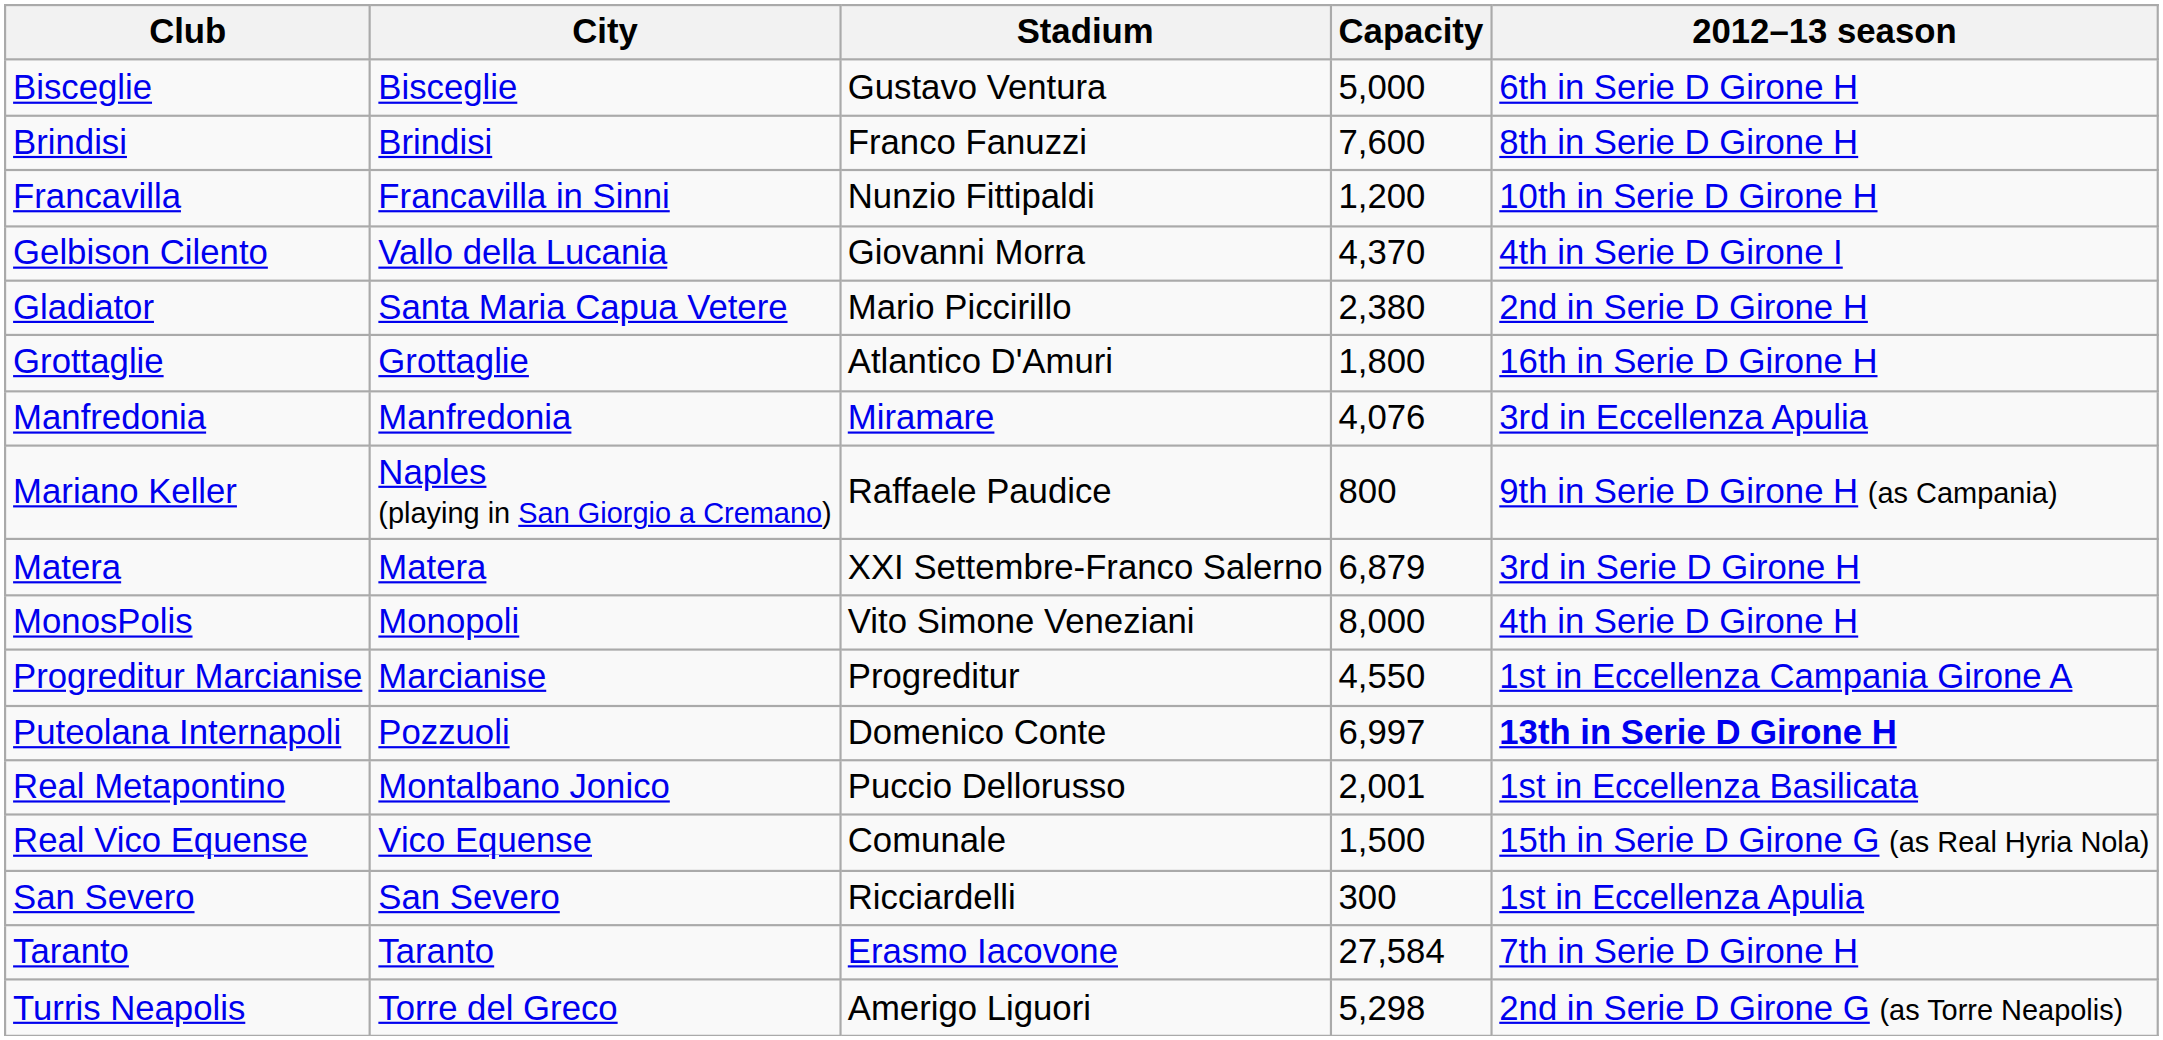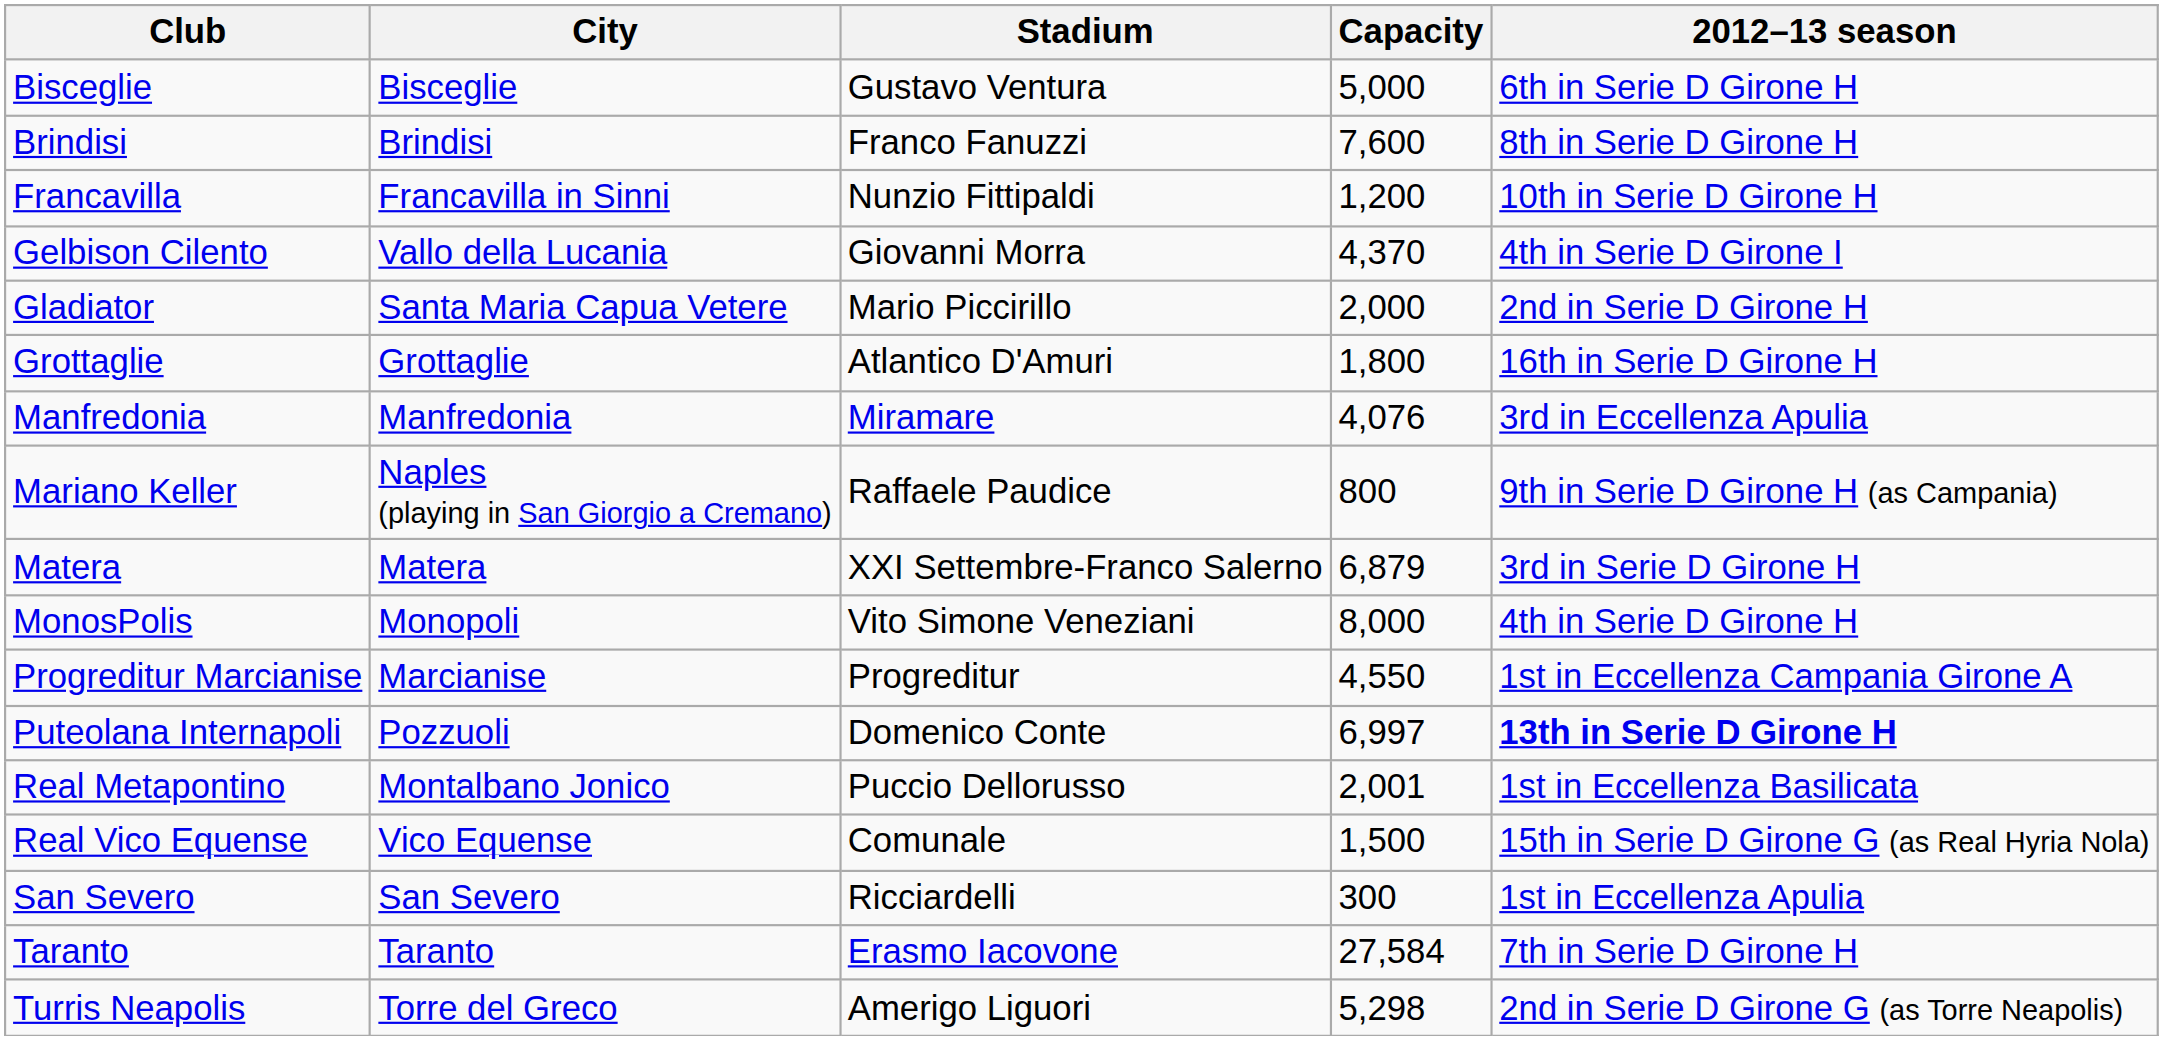(1382, 307) 2,380 -> (1382, 307) 2,000
